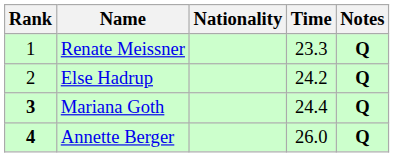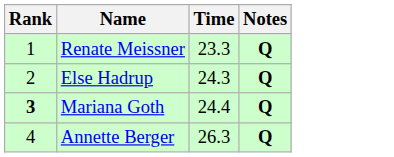- column: (238, 19)
(311, 78) 24.2 -> (214, 78) 24.3
(31, 136) bold -> (31, 136) normal
(311, 136) 26.0 -> (214, 136) 26.3
